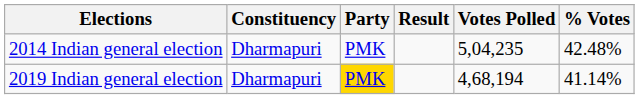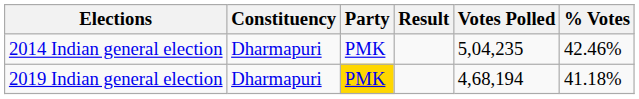(593, 49) 42.48% -> (593, 49) 42.46%
(593, 78) 41.14% -> (593, 78) 41.18%
